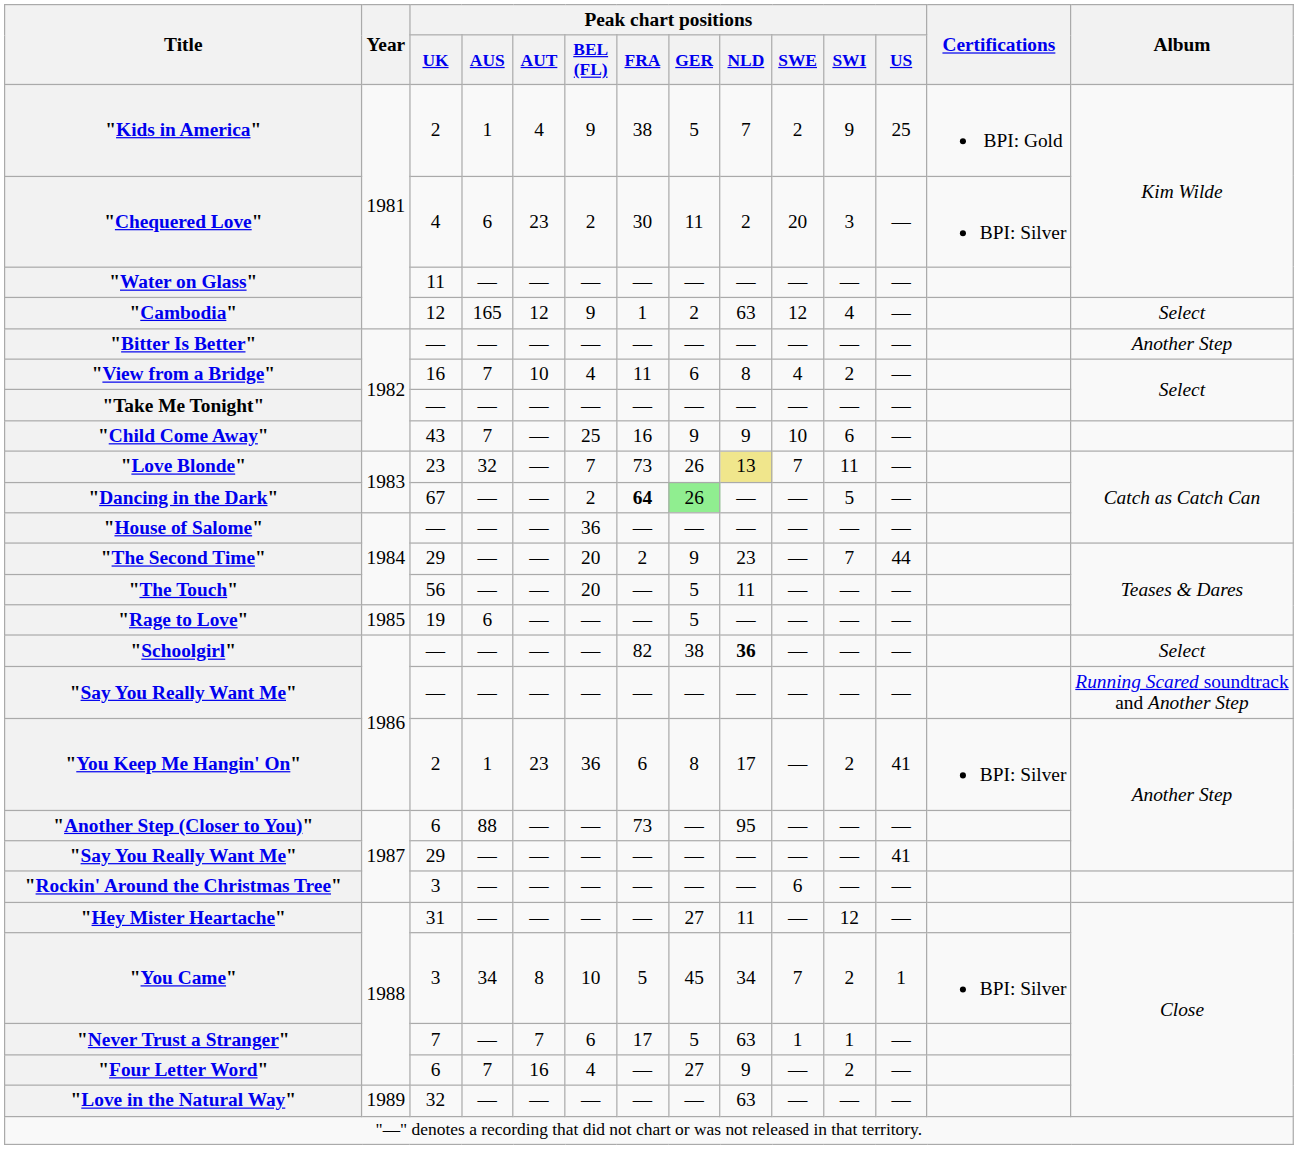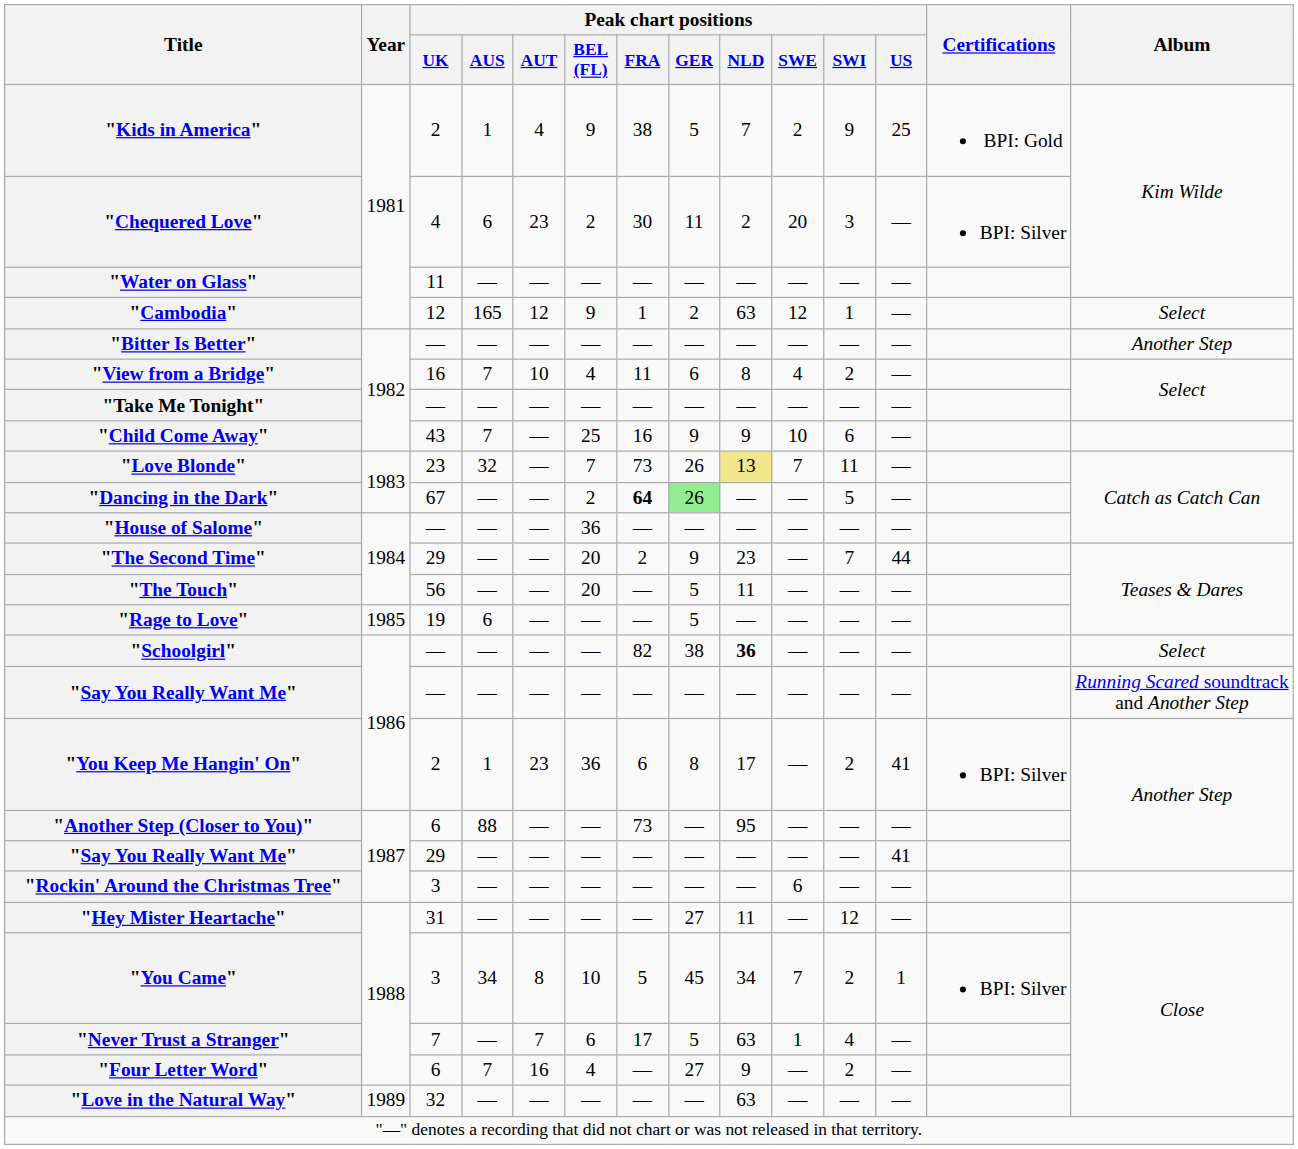(849, 312) 4 -> (849, 312) 1
(849, 1039) 1 -> (849, 1039) 4
